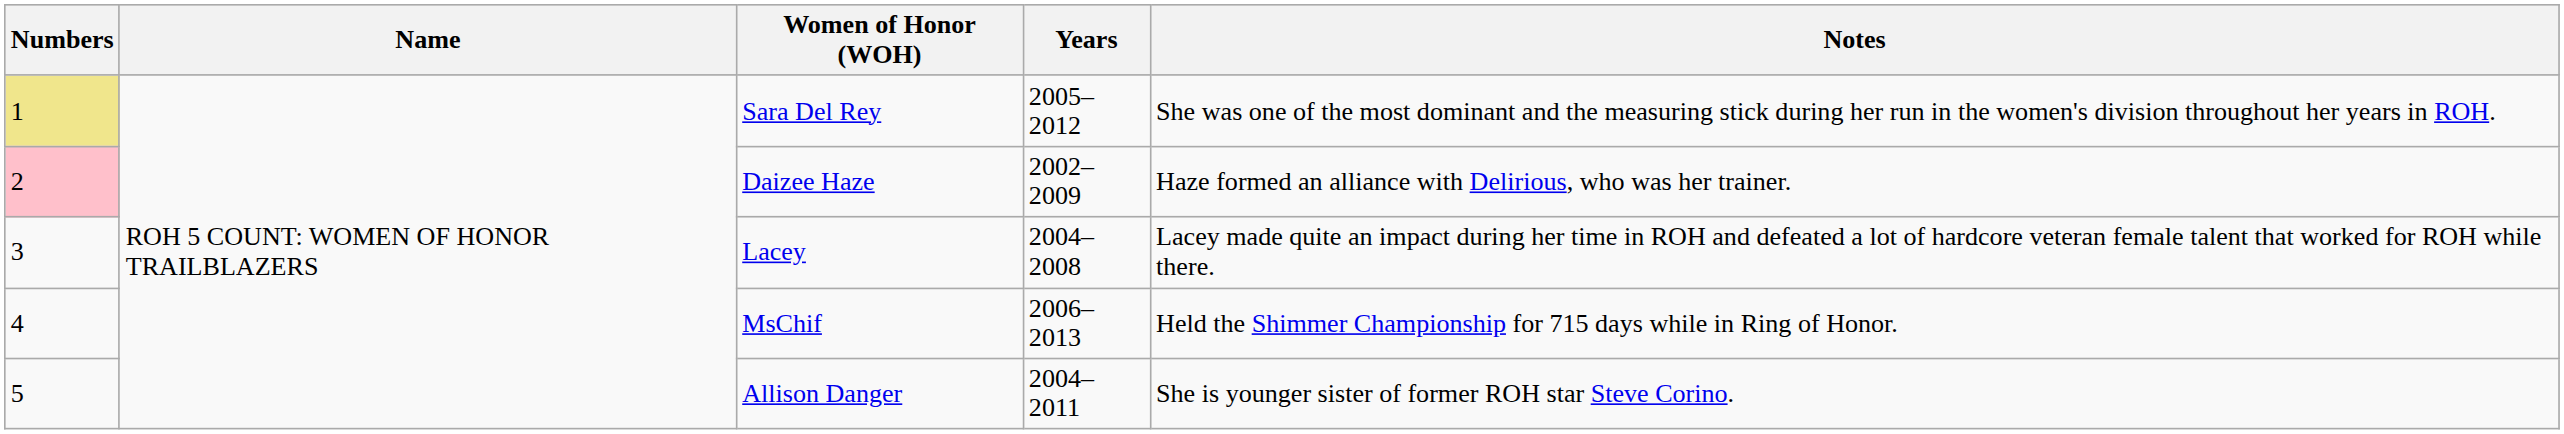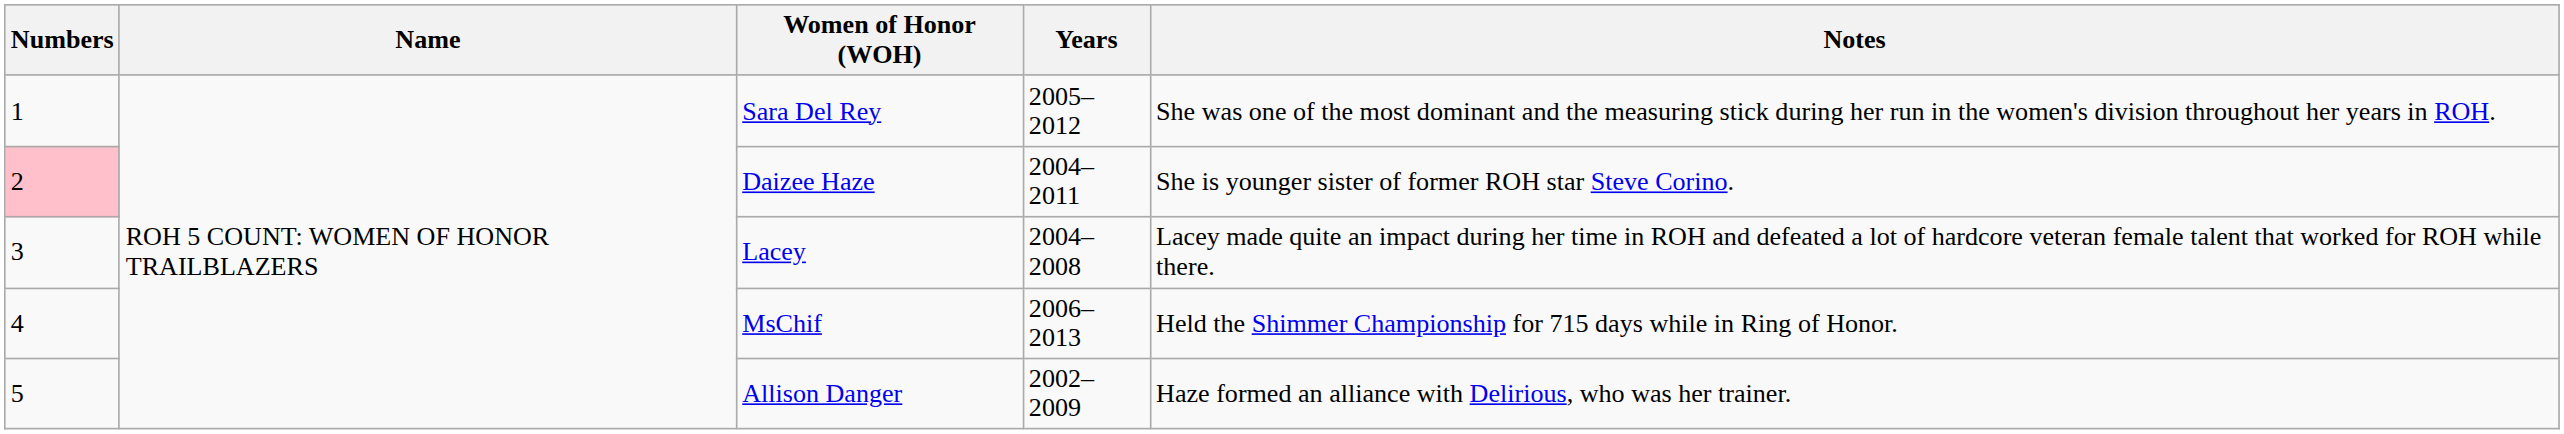(17, 110) khaki background -> (17, 110) no background
(1061, 181) 2002–2009 -> (1061, 181) 2004–2011
(1474, 181) Haze formed an alliance with Delirious, who was her trainer. -> (1445, 181) She is younger sister of former ROH star Steve Corino.
(1061, 393) 2004–2011 -> (1061, 393) 2002–2009
(1445, 393) She is younger sister of former ROH star Steve Corino. -> (1474, 393) Haze formed an alliance with Delirious, who was her trainer.
